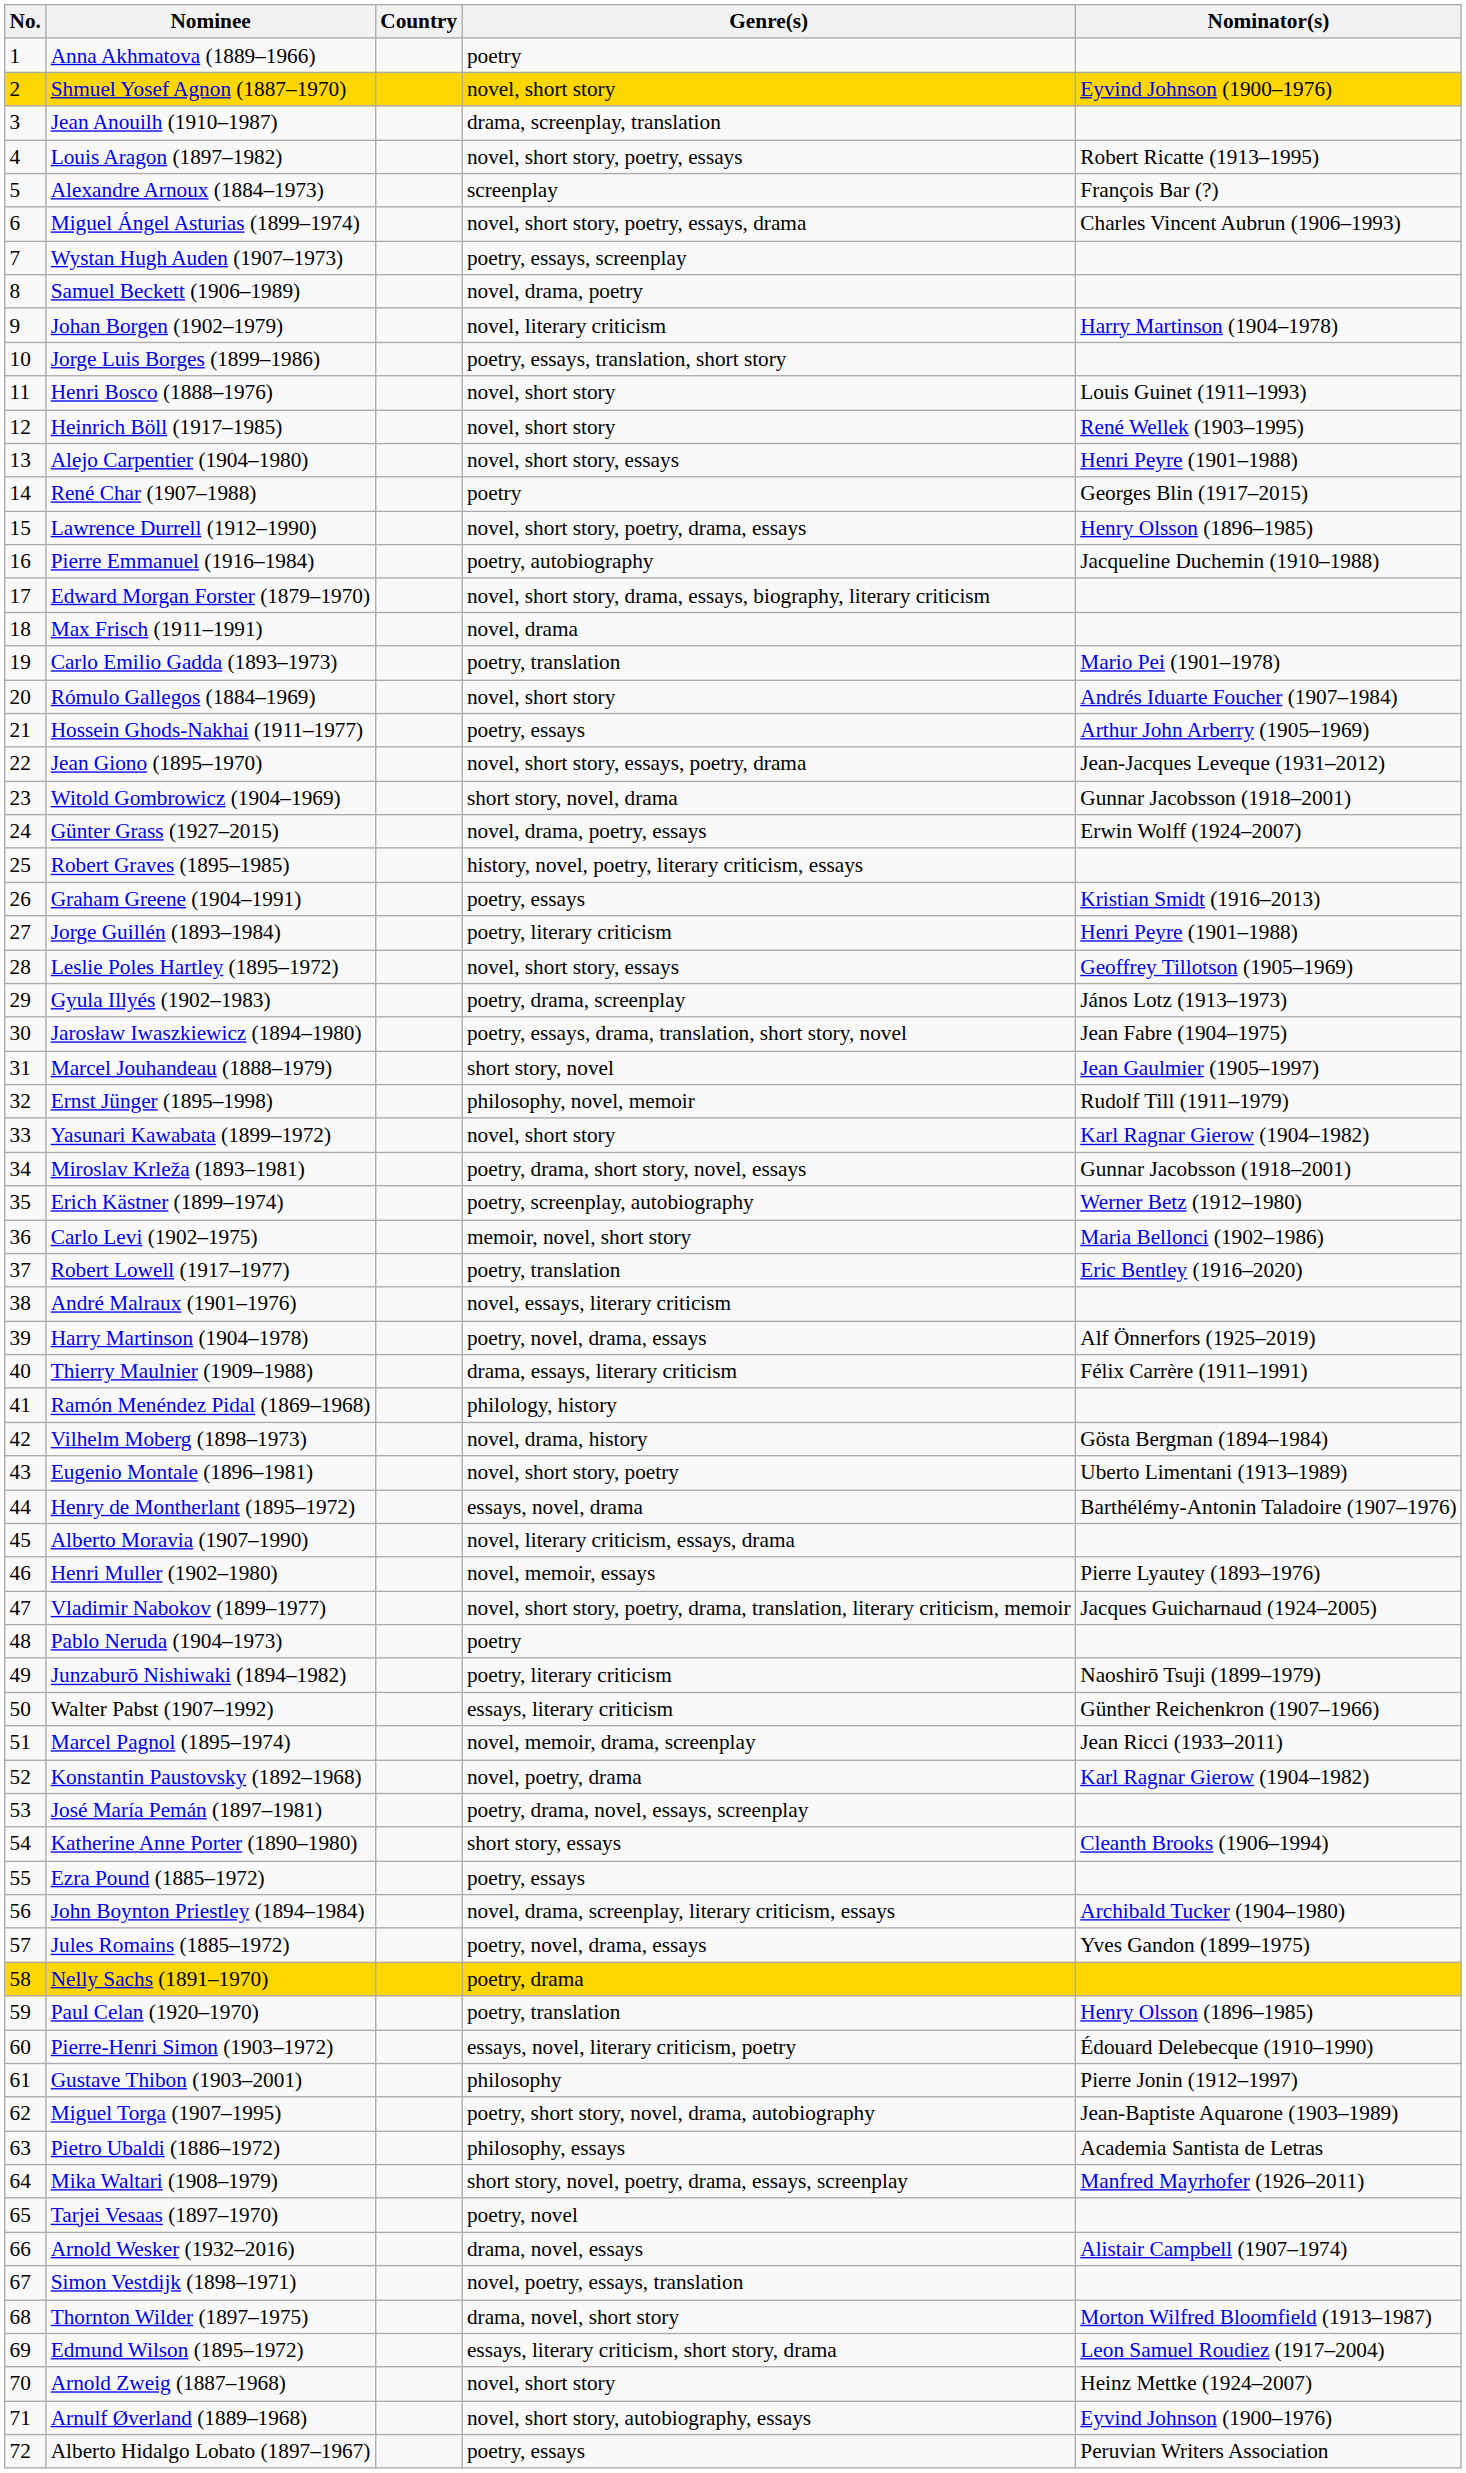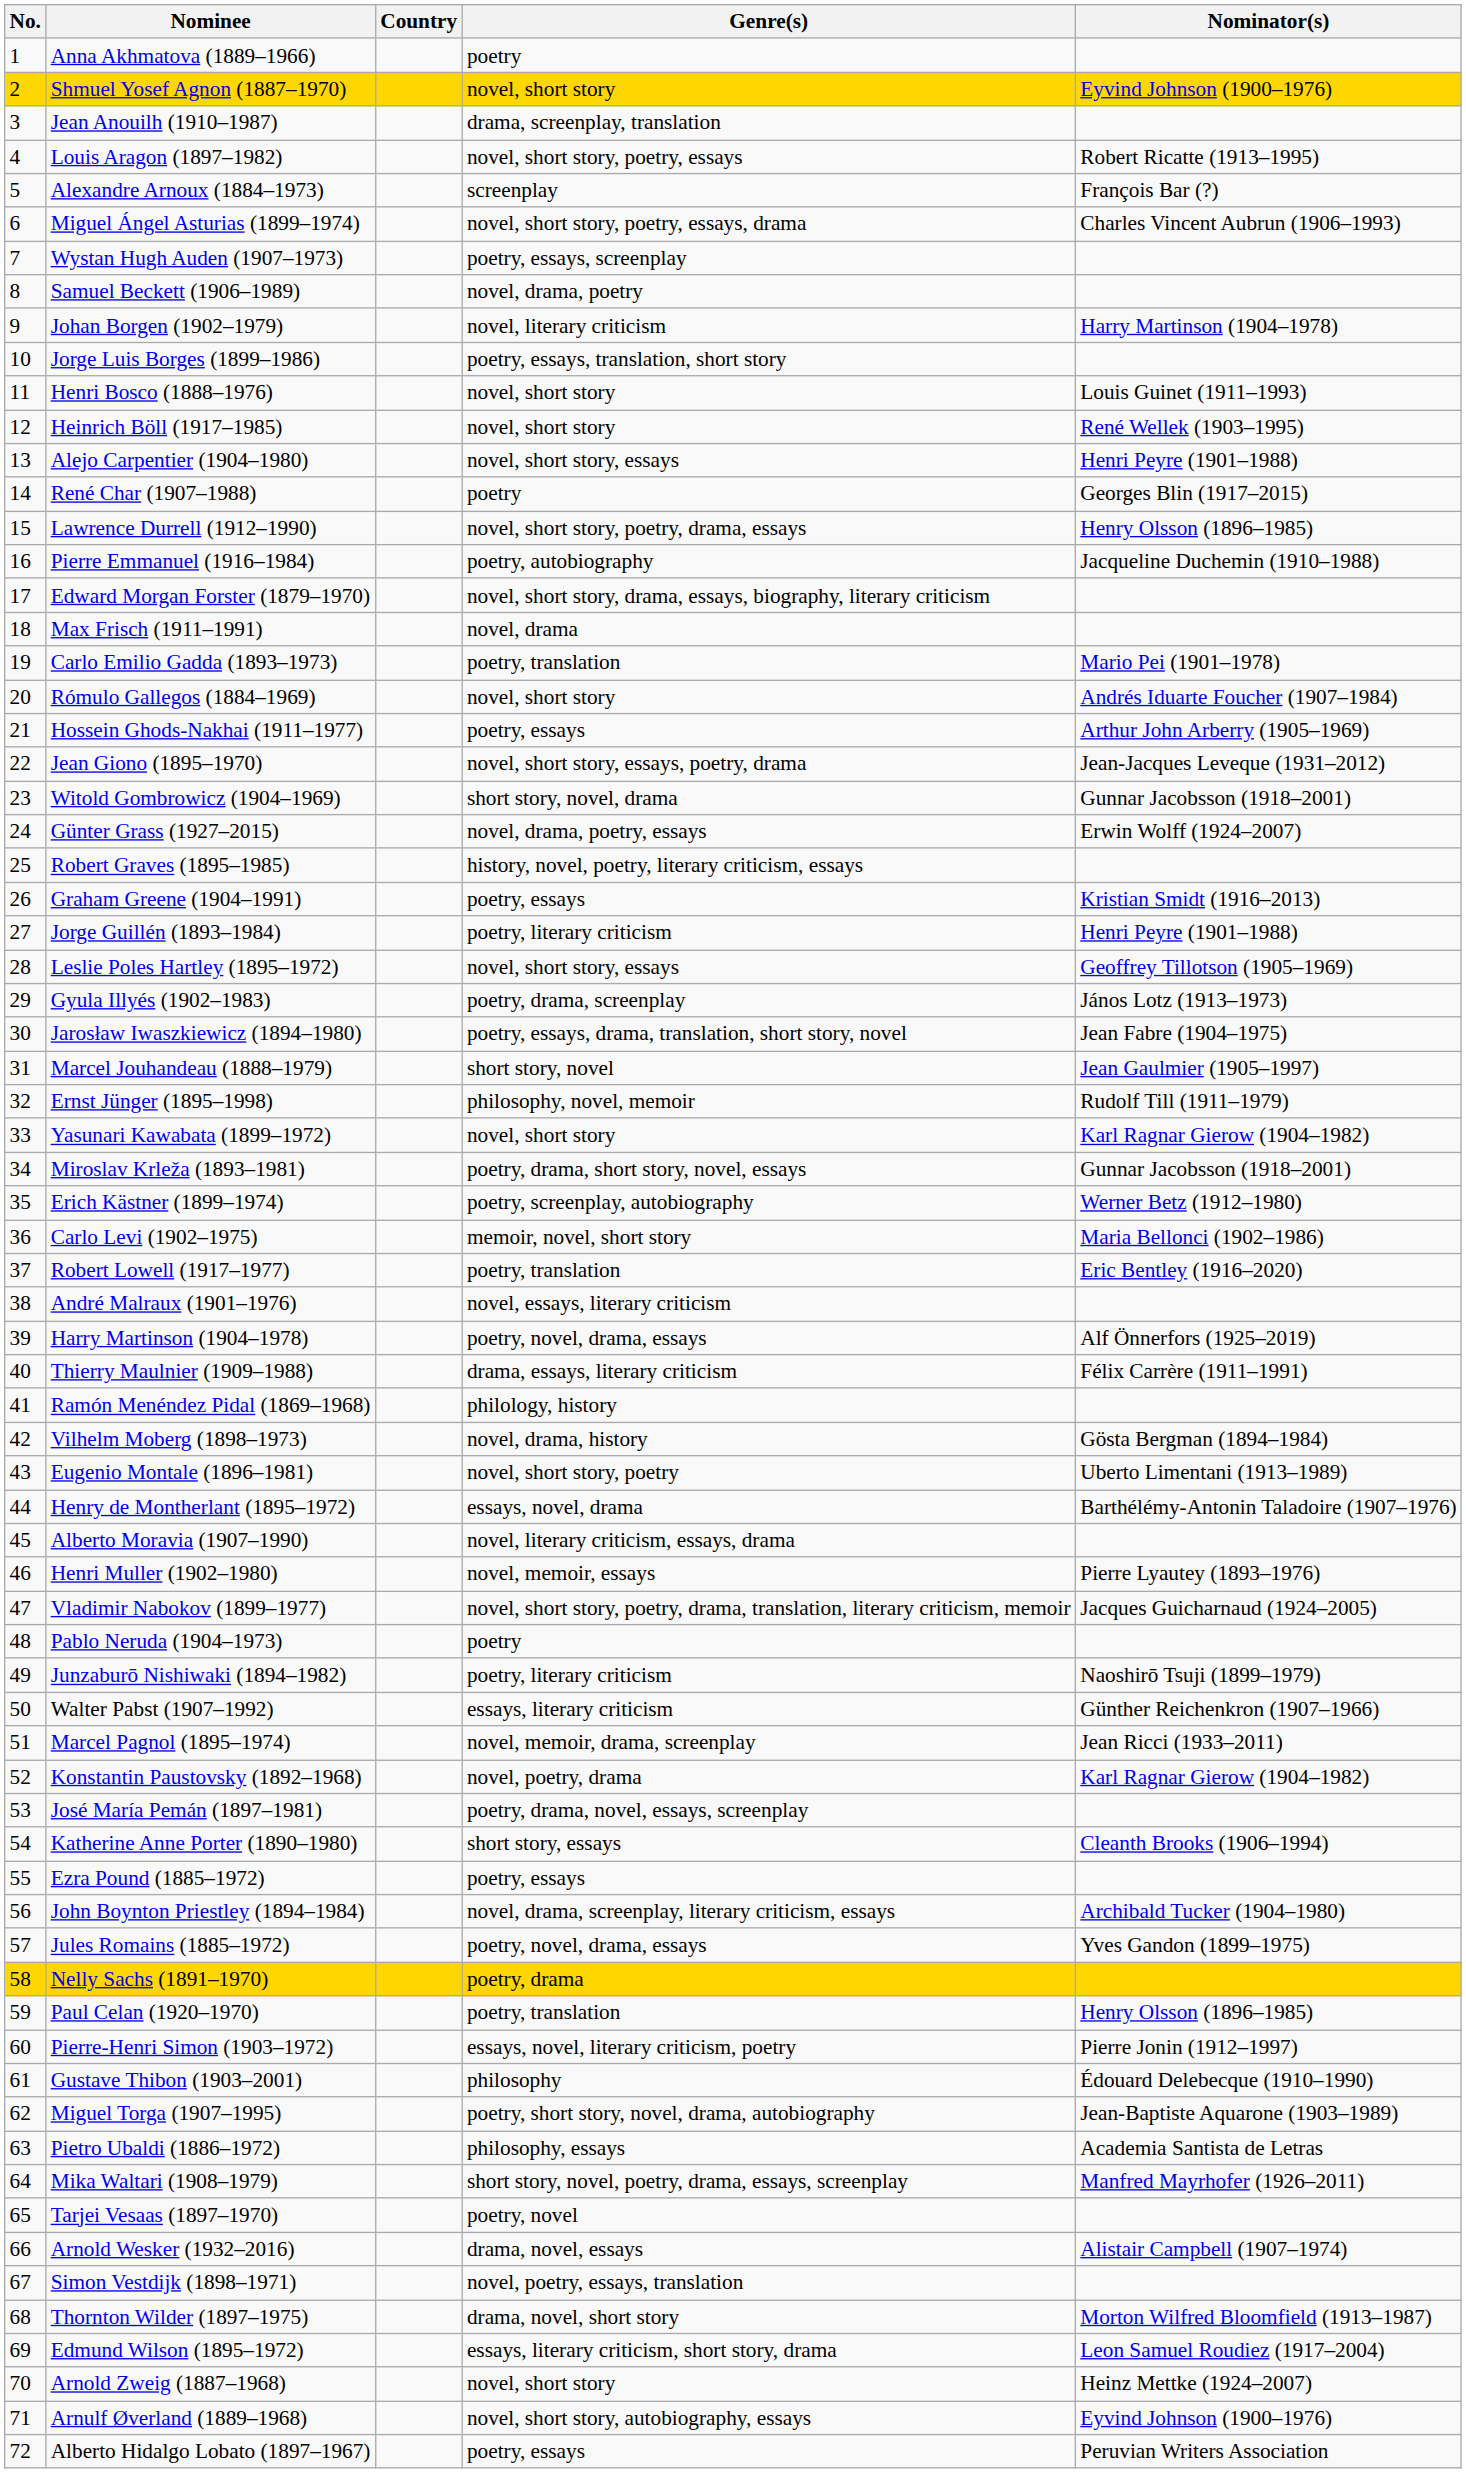(1227, 2046) Édouard Delebecque (1910–1990) -> (1189, 2046) Pierre Jonin (1912–1997)
(1189, 2080) Pierre Jonin (1912–1997) -> (1227, 2080) Édouard Delebecque (1910–1990)
